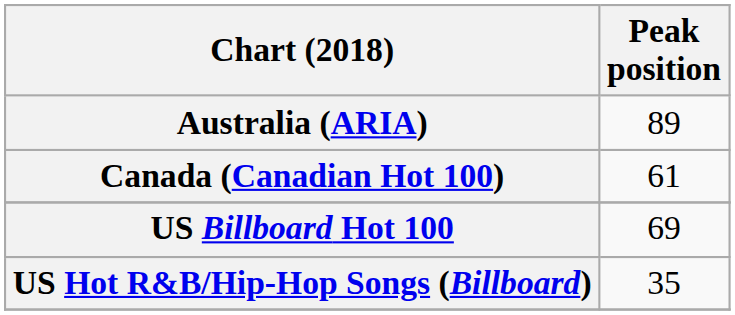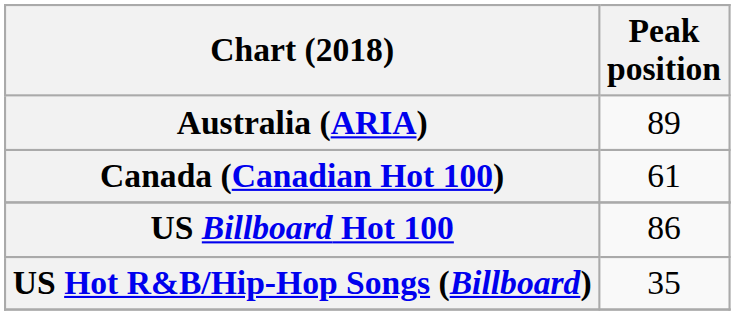(664, 228) 69 -> (664, 228) 86
